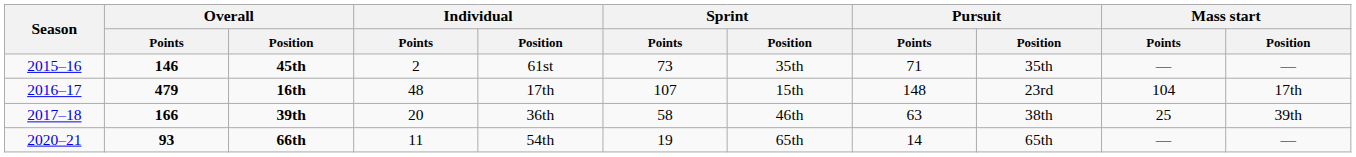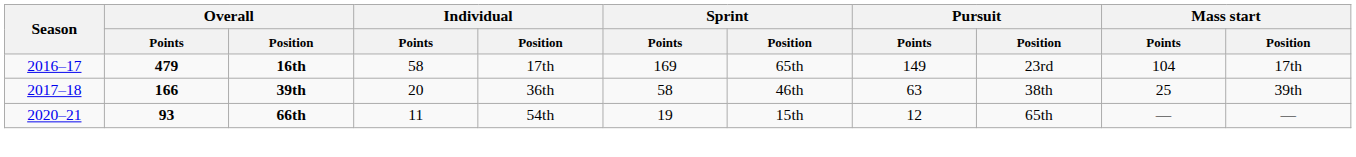- row: (291, 66)
(416, 90) 48 -> (416, 66) 58
(665, 90) 107 -> (665, 66) 169
(790, 90) 15th -> (790, 66) 65th
(914, 90) 148 -> (914, 66) 149
(790, 139) 65th -> (790, 115) 15th
(914, 139) 14 -> (914, 115) 12
